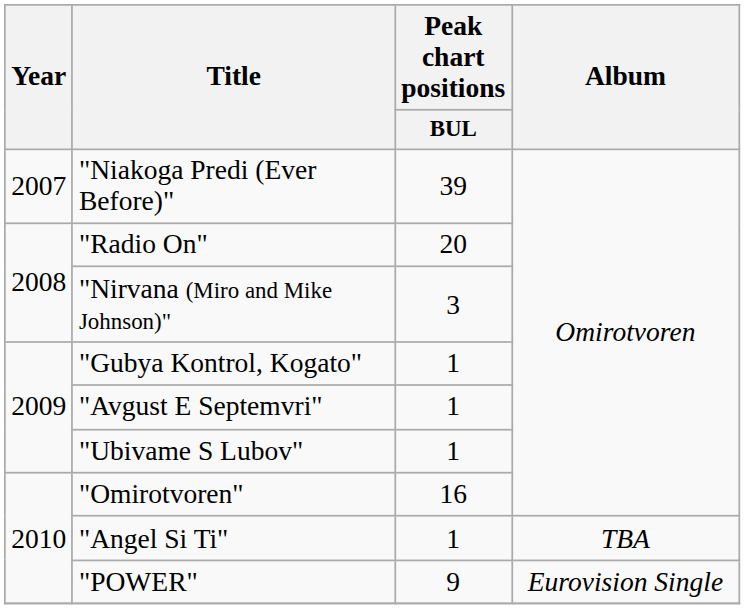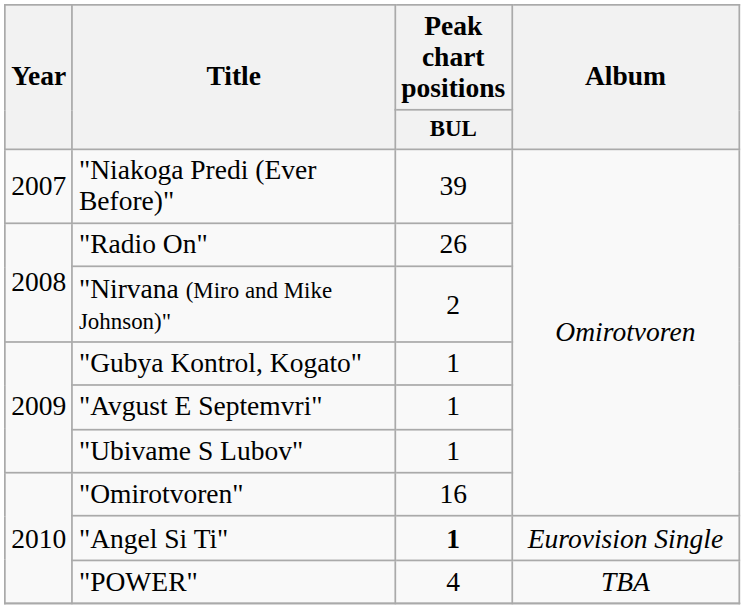(453, 244) 20 -> (453, 244) 26
(453, 303) 3 -> (453, 303) 2
(453, 537) normal -> (453, 537) bold
(625, 537) TBA -> (625, 537) Eurovision Single
(453, 581) 9 -> (453, 581) 4
(625, 581) Eurovision Single -> (625, 581) TBA
